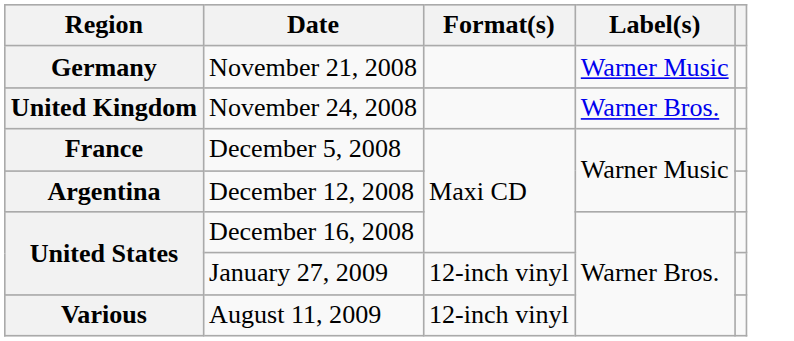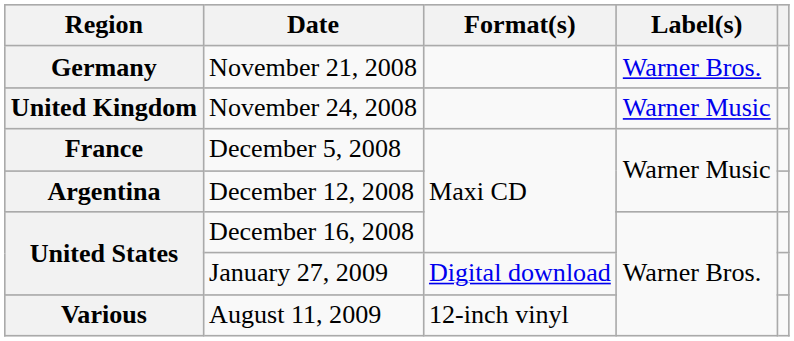(655, 66) Warner Music -> (692, 66) Warner Bros.
(650, 107) Warner Bros. -> (697, 107) Warner Music
(499, 273) 12-inch vinyl -> (520, 273) Digital download
